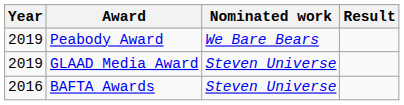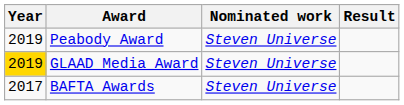(262, 40) We Bare Bears -> (271, 40) Steven Universe
(26, 64) no background -> (26, 64) gold background
(26, 88) 2016 -> (26, 88) 2017
